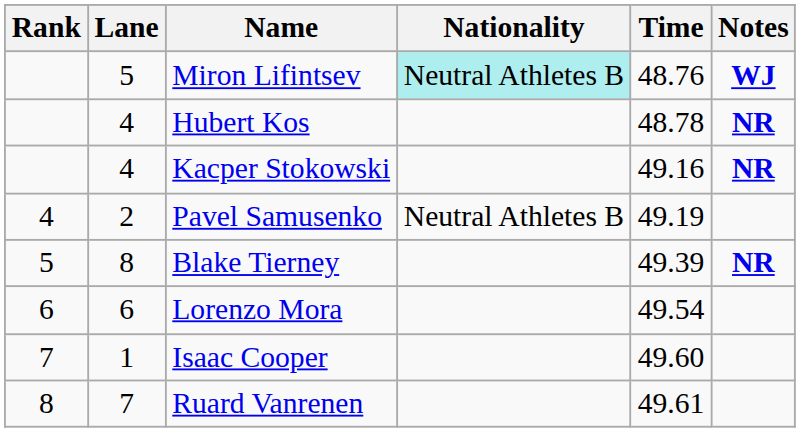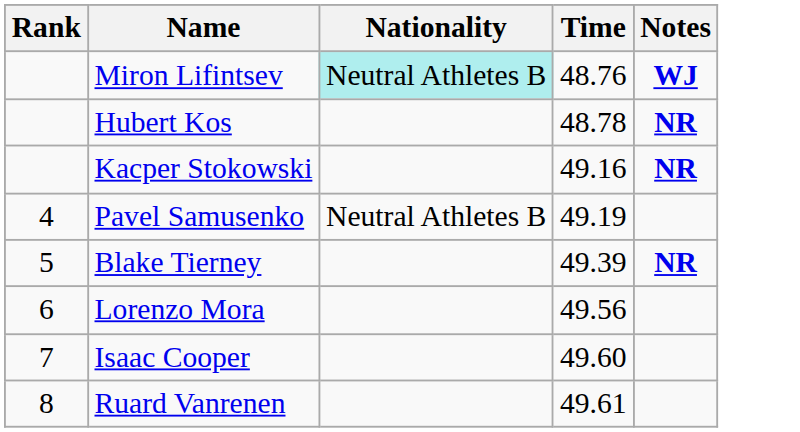- column: (127, 27)
(671, 309) 49.54 -> (593, 309) 49.56
